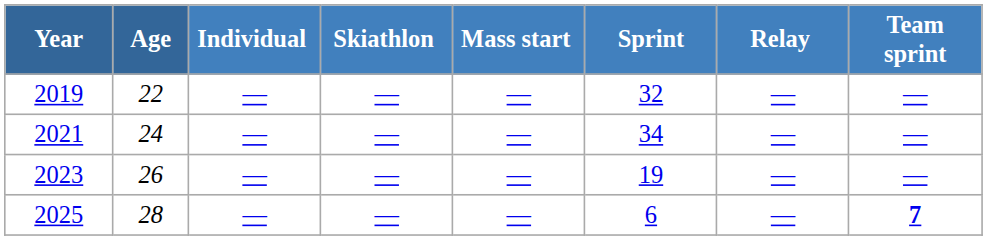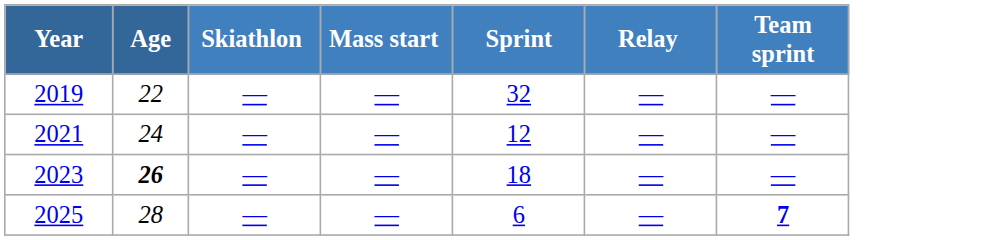- column: (255, 39)
(651, 134) 34 -> (519, 134) 12
(151, 174) normal -> (151, 174) bold
(651, 174) 19 -> (519, 174) 18
